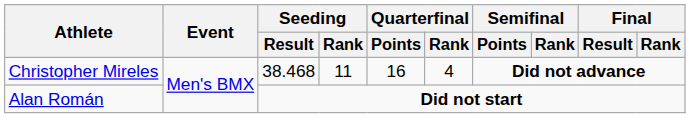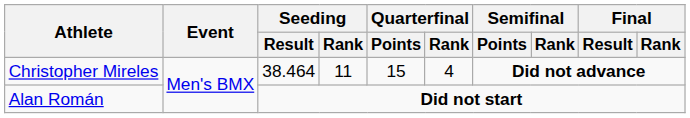(289, 72) 38.468 -> (289, 72) 38.464
(396, 72) 16 -> (396, 72) 15
